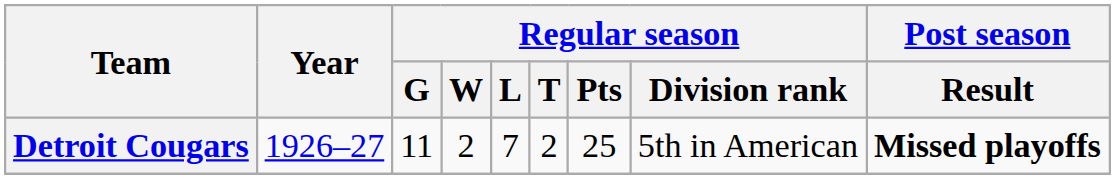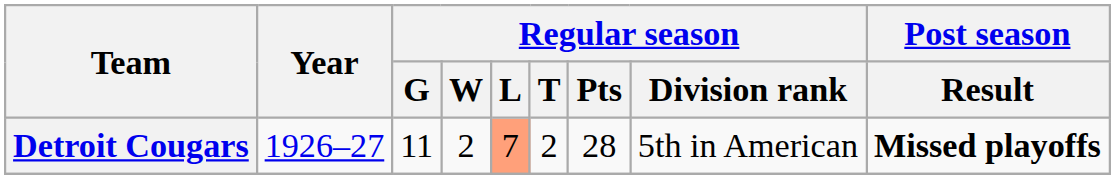(510, 145) no background -> (510, 145) lightsalmon background
(599, 145) 25 -> (599, 145) 28
